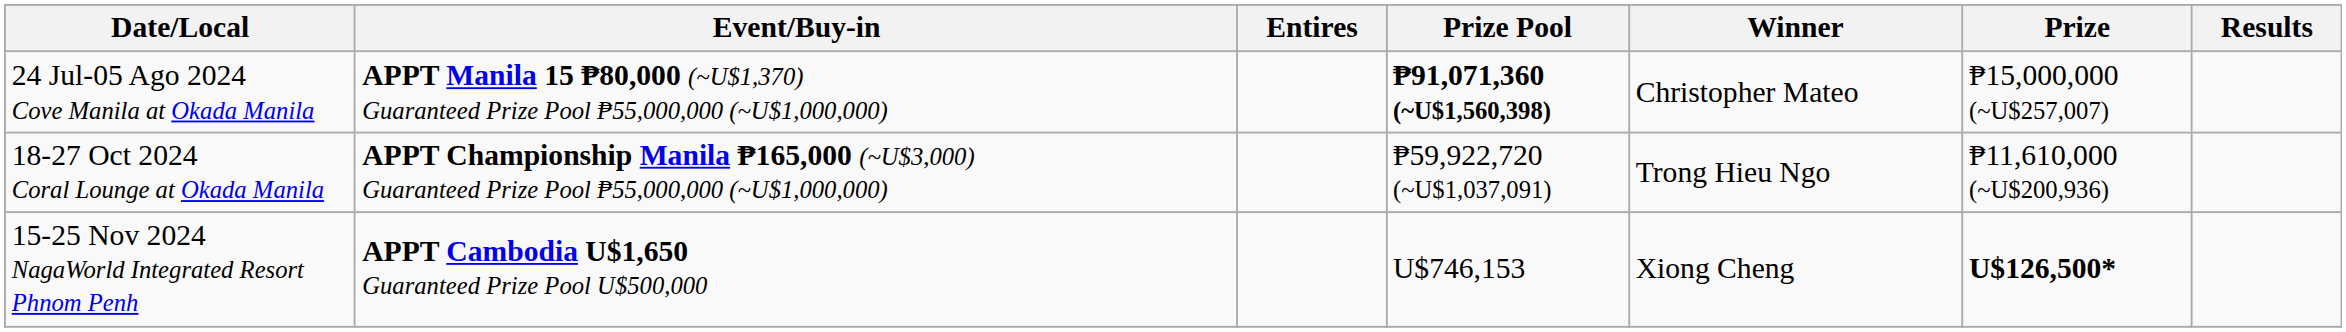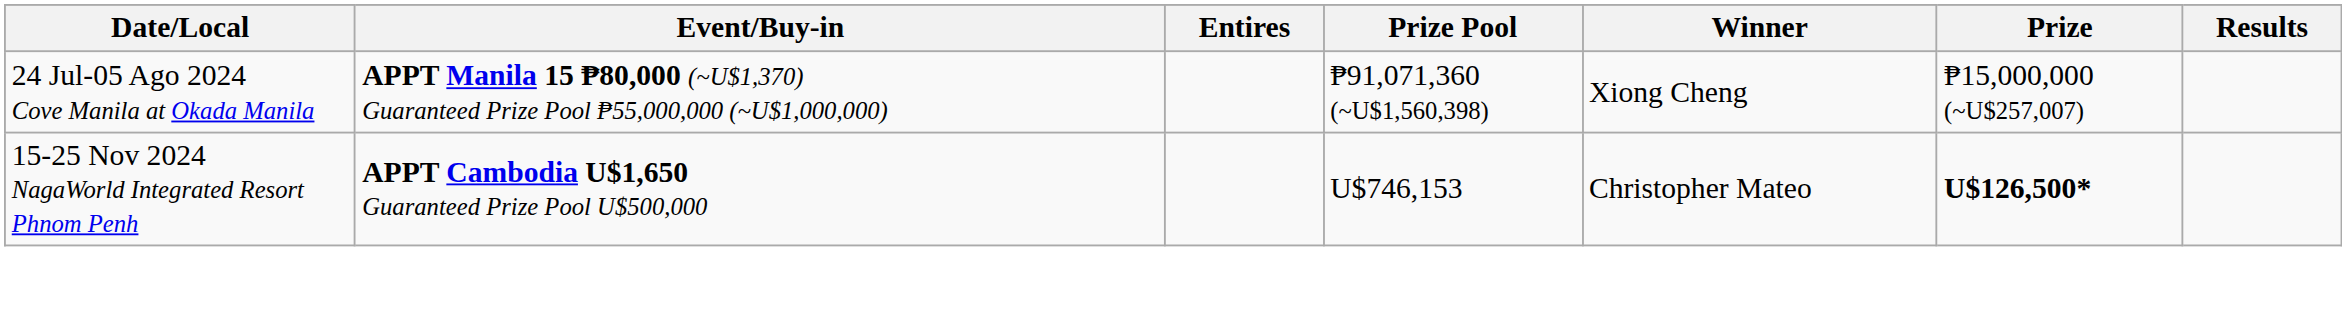(1472, 91) bold -> (1410, 91) normal
(1747, 91) Christopher Mateo -> (1668, 91) Xiong Cheng
- row: (168, 171)
(1715, 268) Xiong Cheng -> (1700, 188) Christopher Mateo
